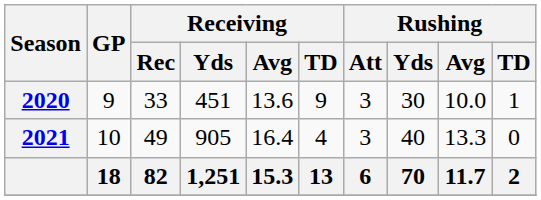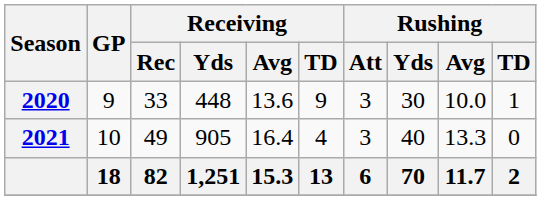(213, 99) 451 -> (213, 99) 448
